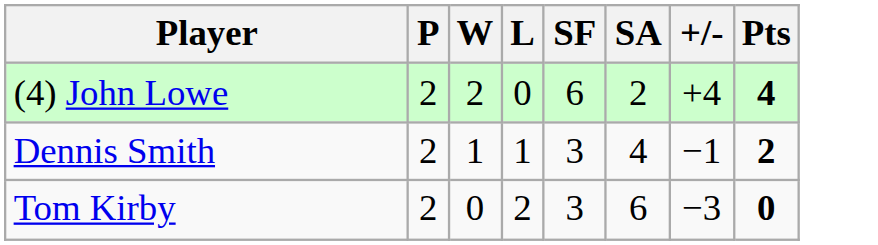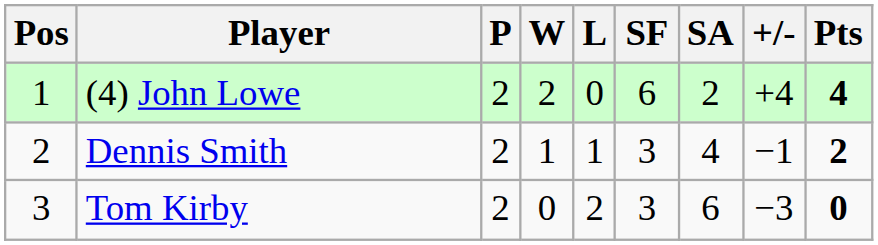+ column: (41, 33)
